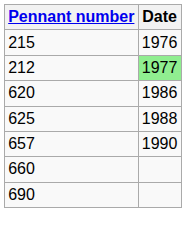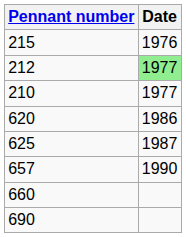+ row: (22, 93)
(160, 118) 1988 -> (160, 144) 1987
